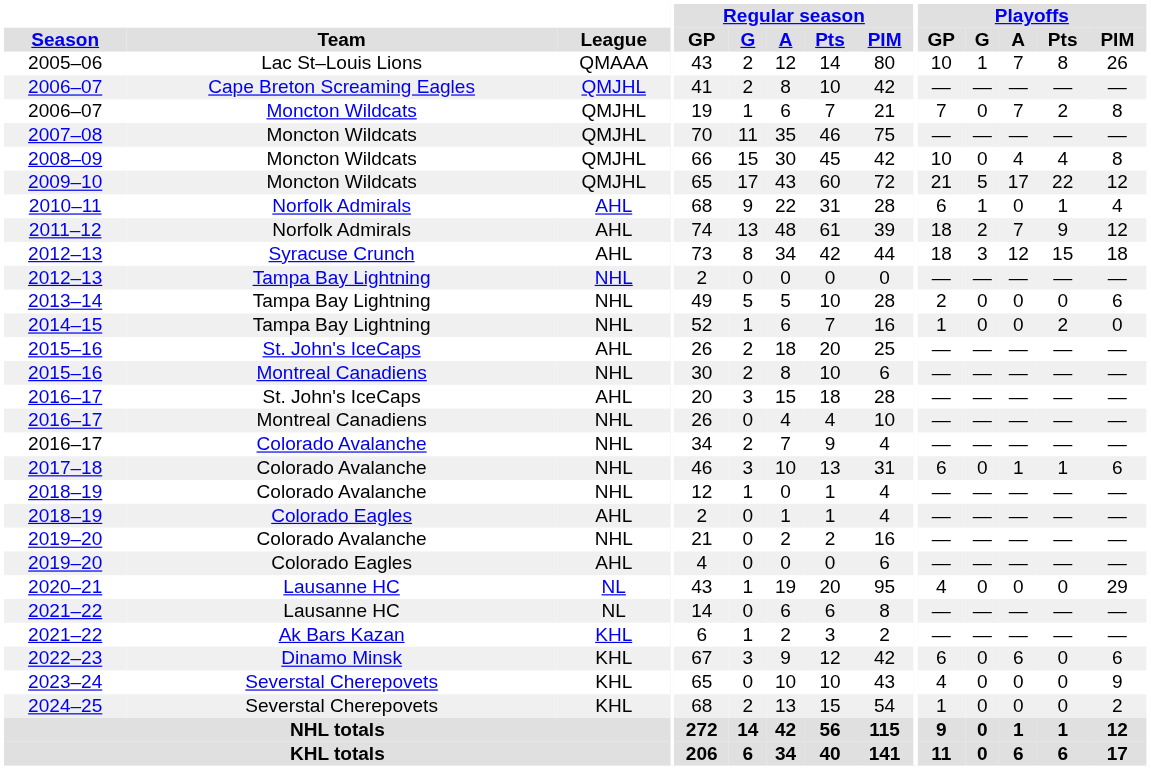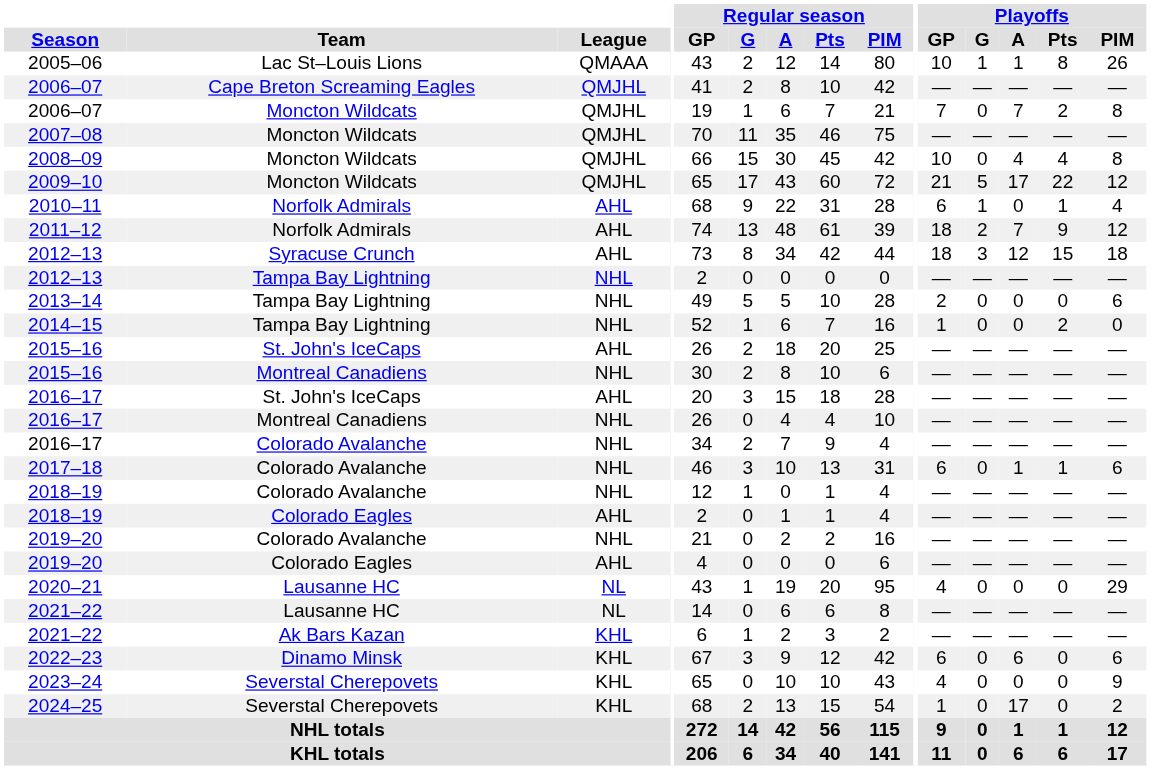(1018, 63) 7 -> (1018, 63) 1
(1018, 706) 0 -> (1018, 706) 17
